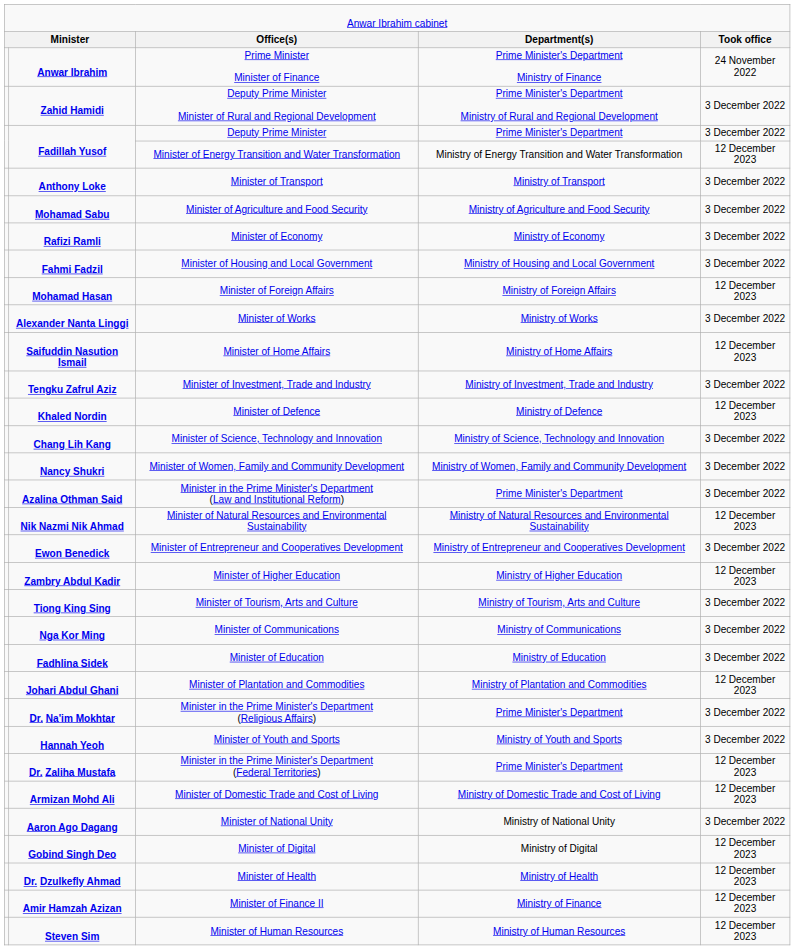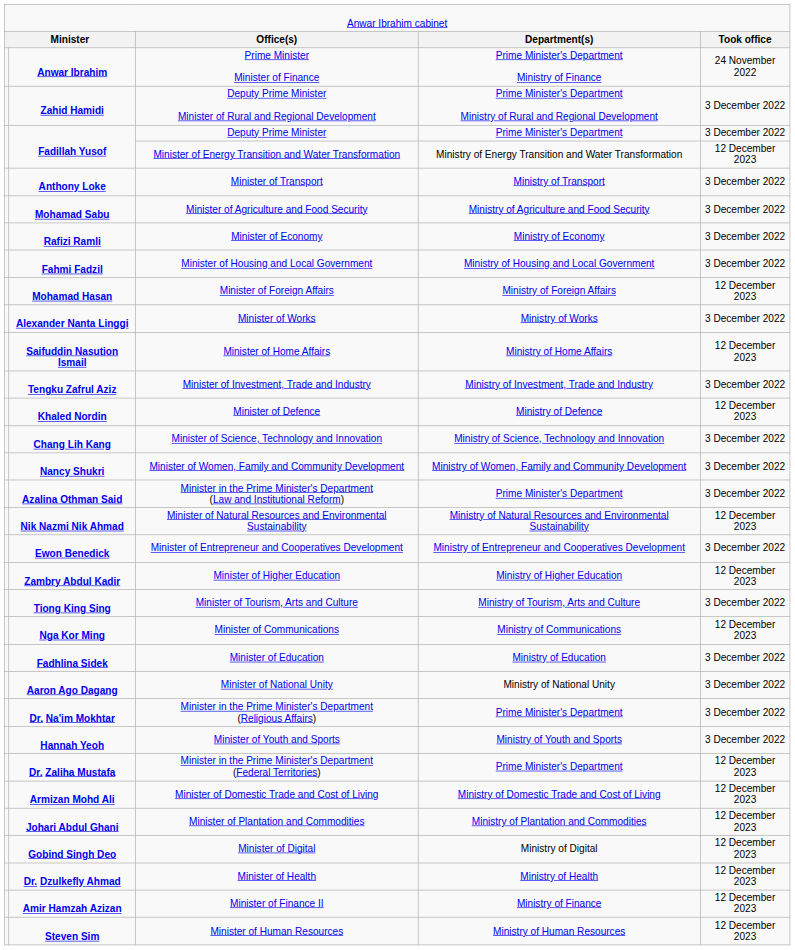(745, 630) 3 December 2022 -> (745, 630) 12 December 2023
rows swapped: (277, 821) <-> (277, 685)
